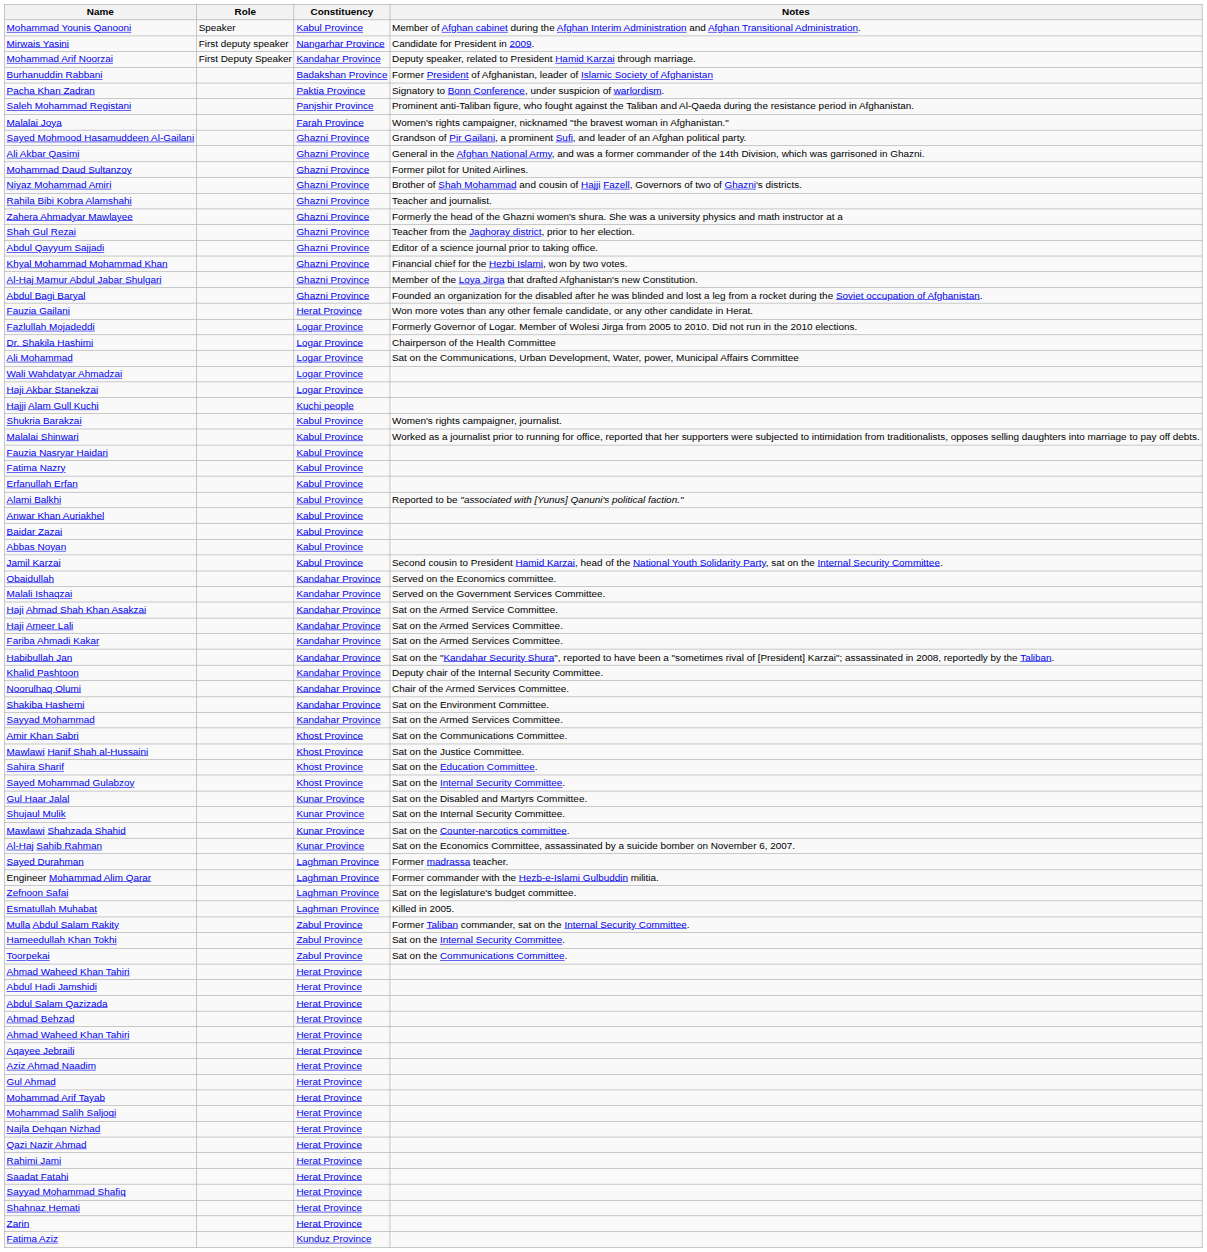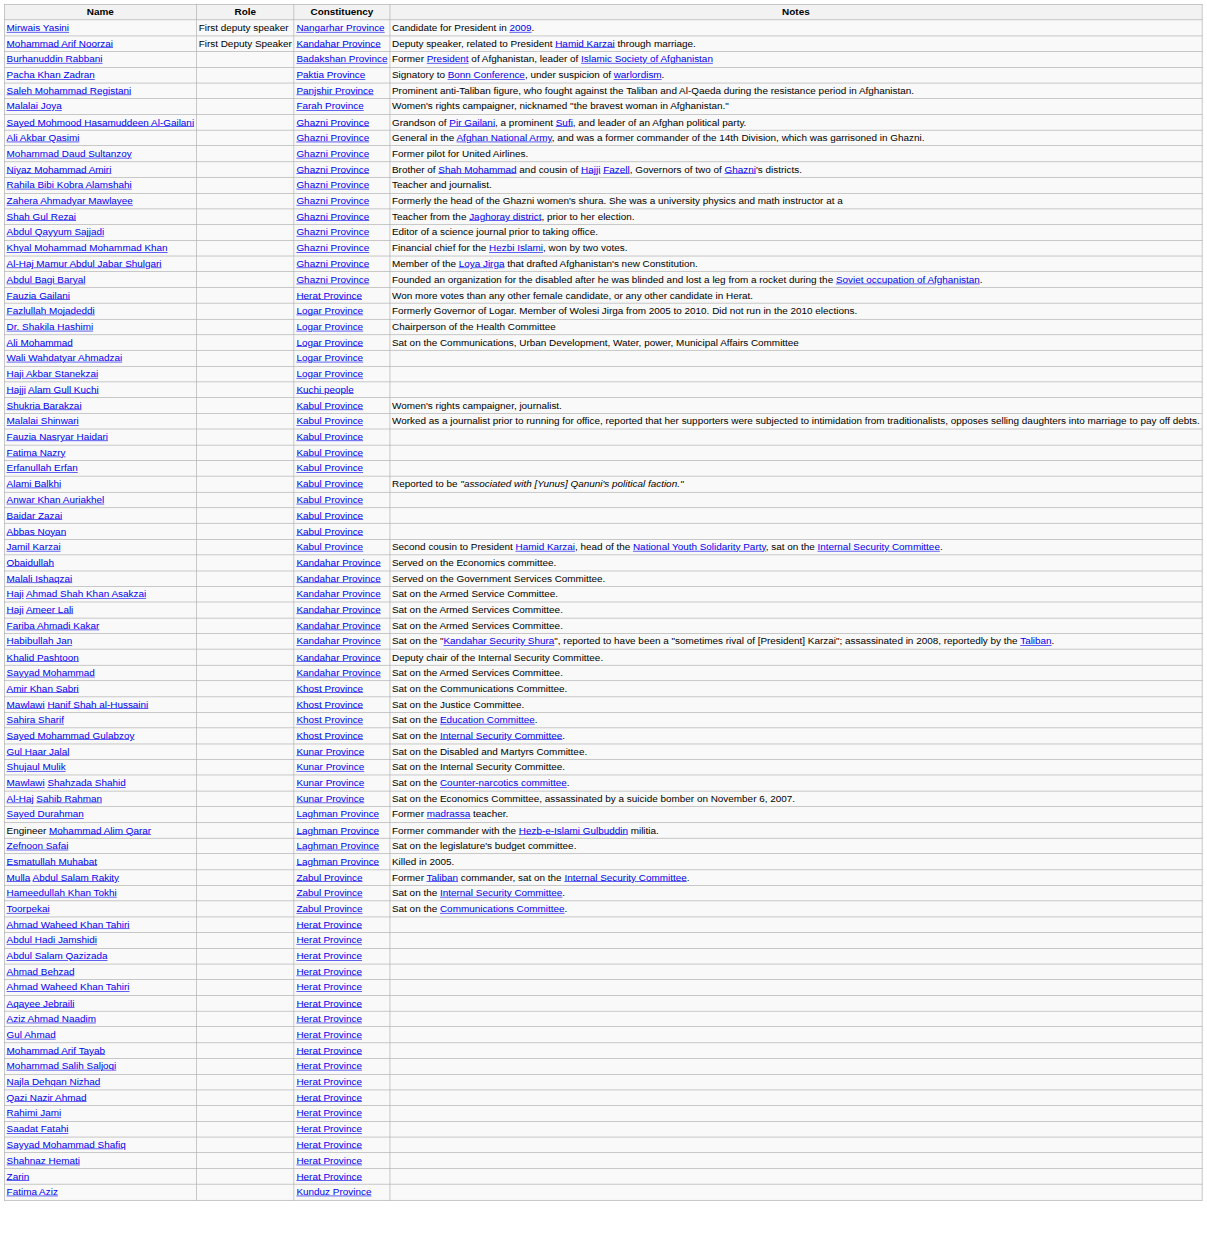- row: (69, 28)
- row: (44, 688)
- row: (45, 704)
